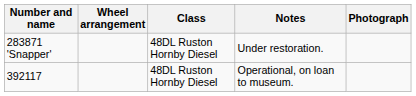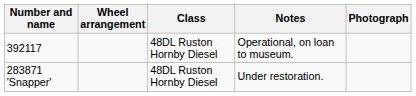rows swapped: (29, 48) <-> (24, 77)
